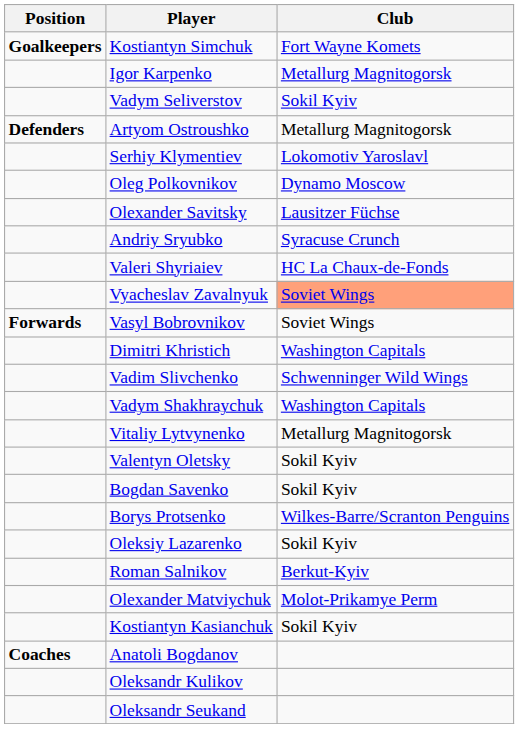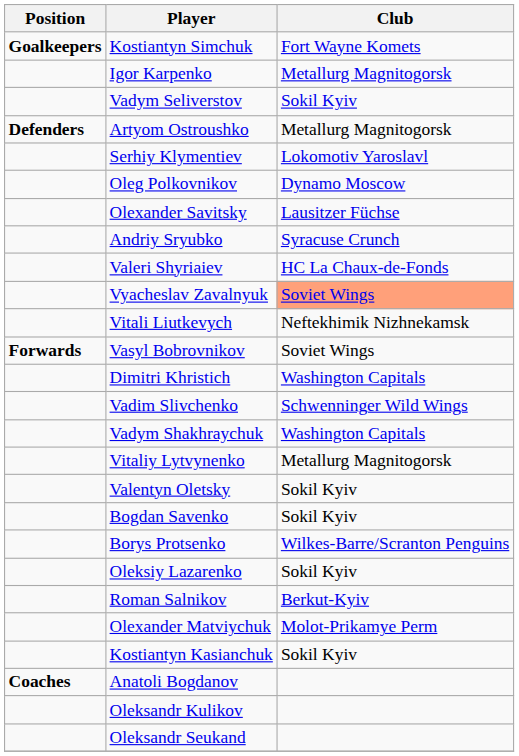+ row: (171, 322)
